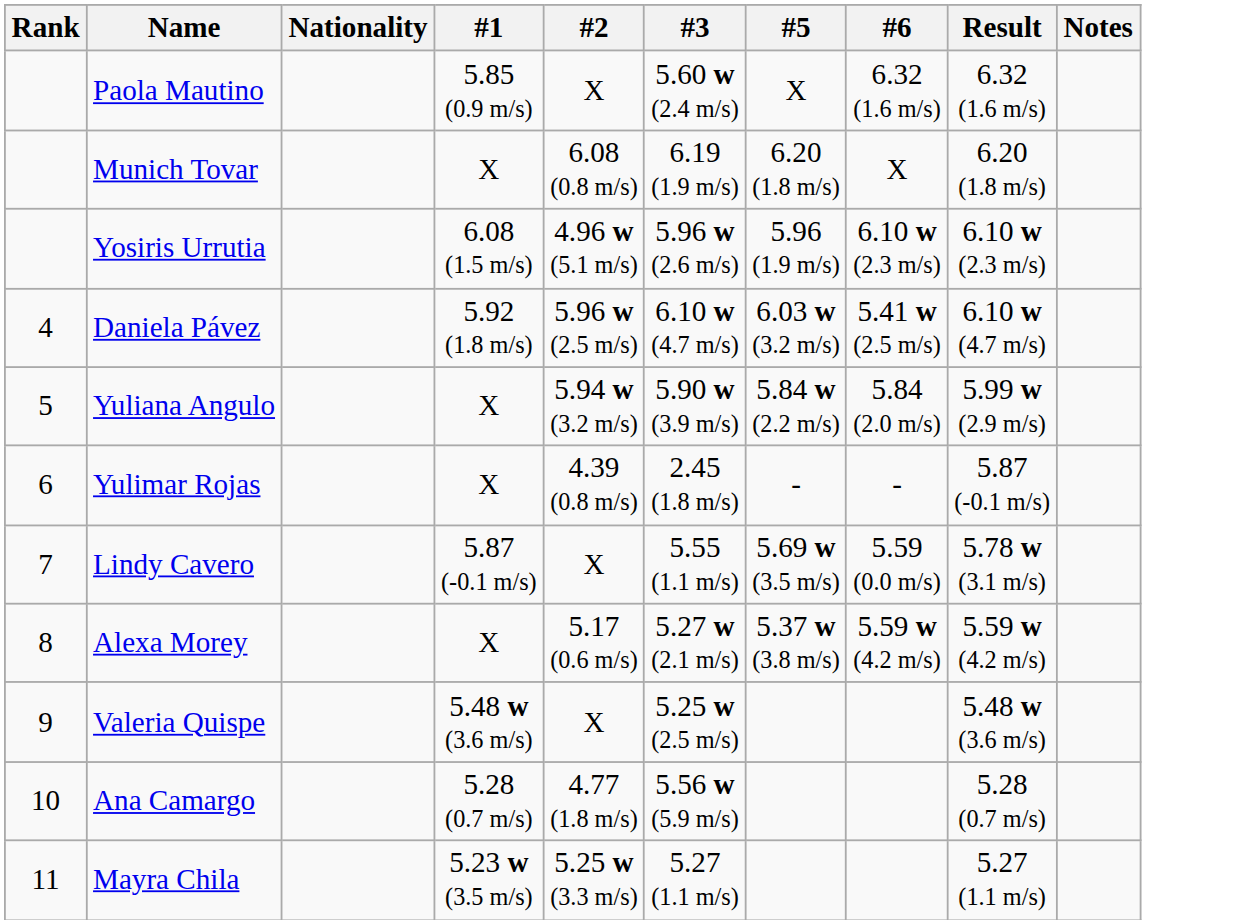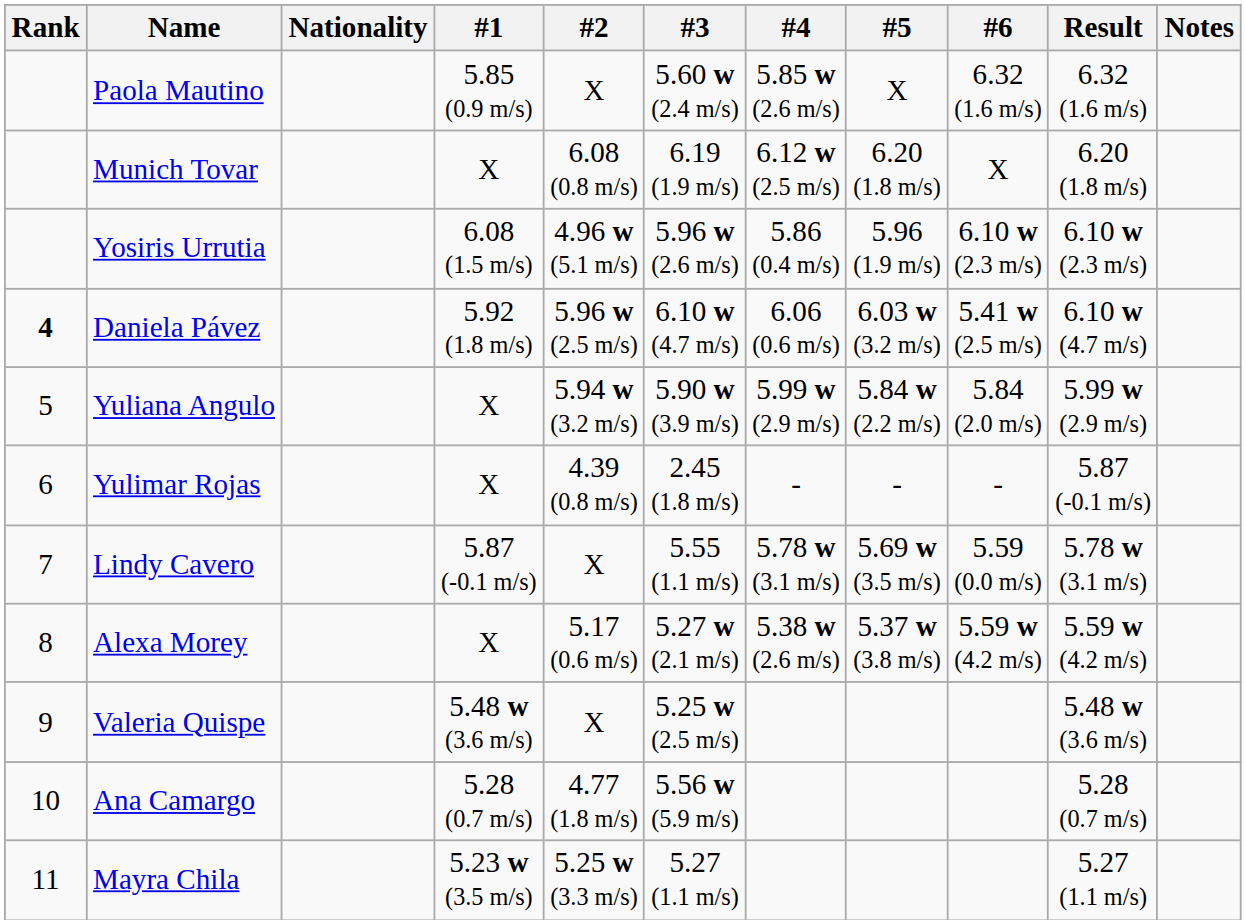+ column: (796, 27)
(46, 326) normal -> (46, 326) bold
